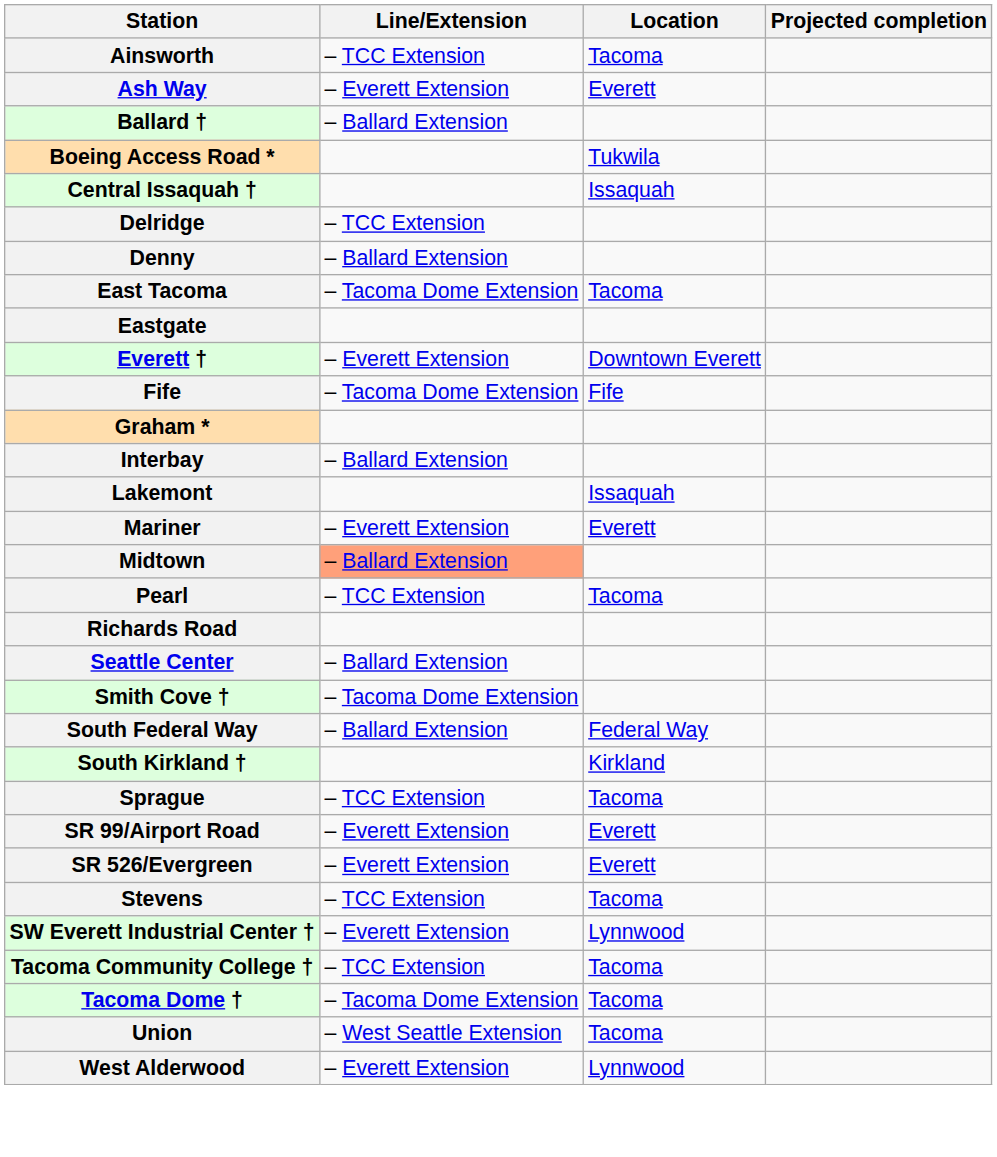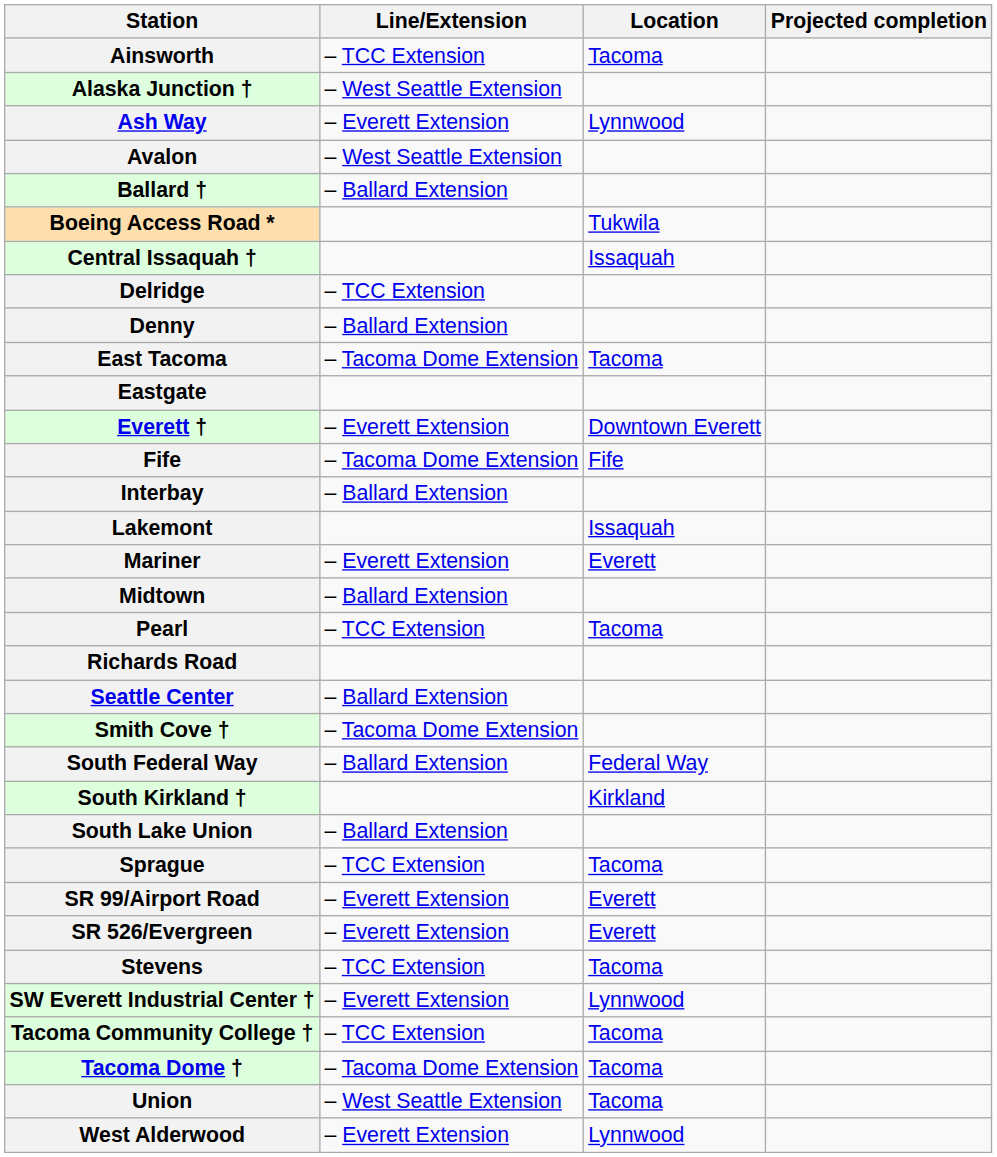+ row: (162, 88)
(622, 88) Everett -> (636, 122) Lynnwood
+ row: (162, 156)
- row: (162, 426)
(416, 561) lightsalmon background -> (416, 595) no background
+ row: (162, 831)
